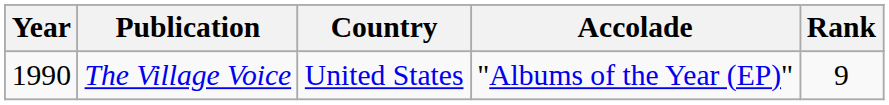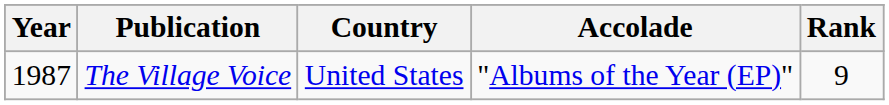(41, 74) 1990 -> (41, 74) 1987
